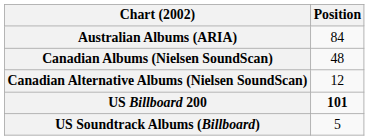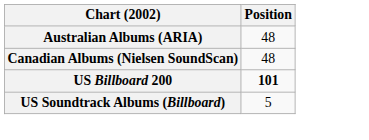(337, 37) 84 -> (268, 37) 48
- row: (157, 80)
